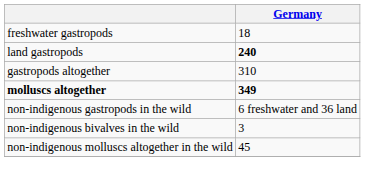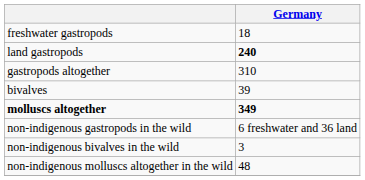+ row: (27, 90)
(244, 147) 45 -> (244, 166) 48
